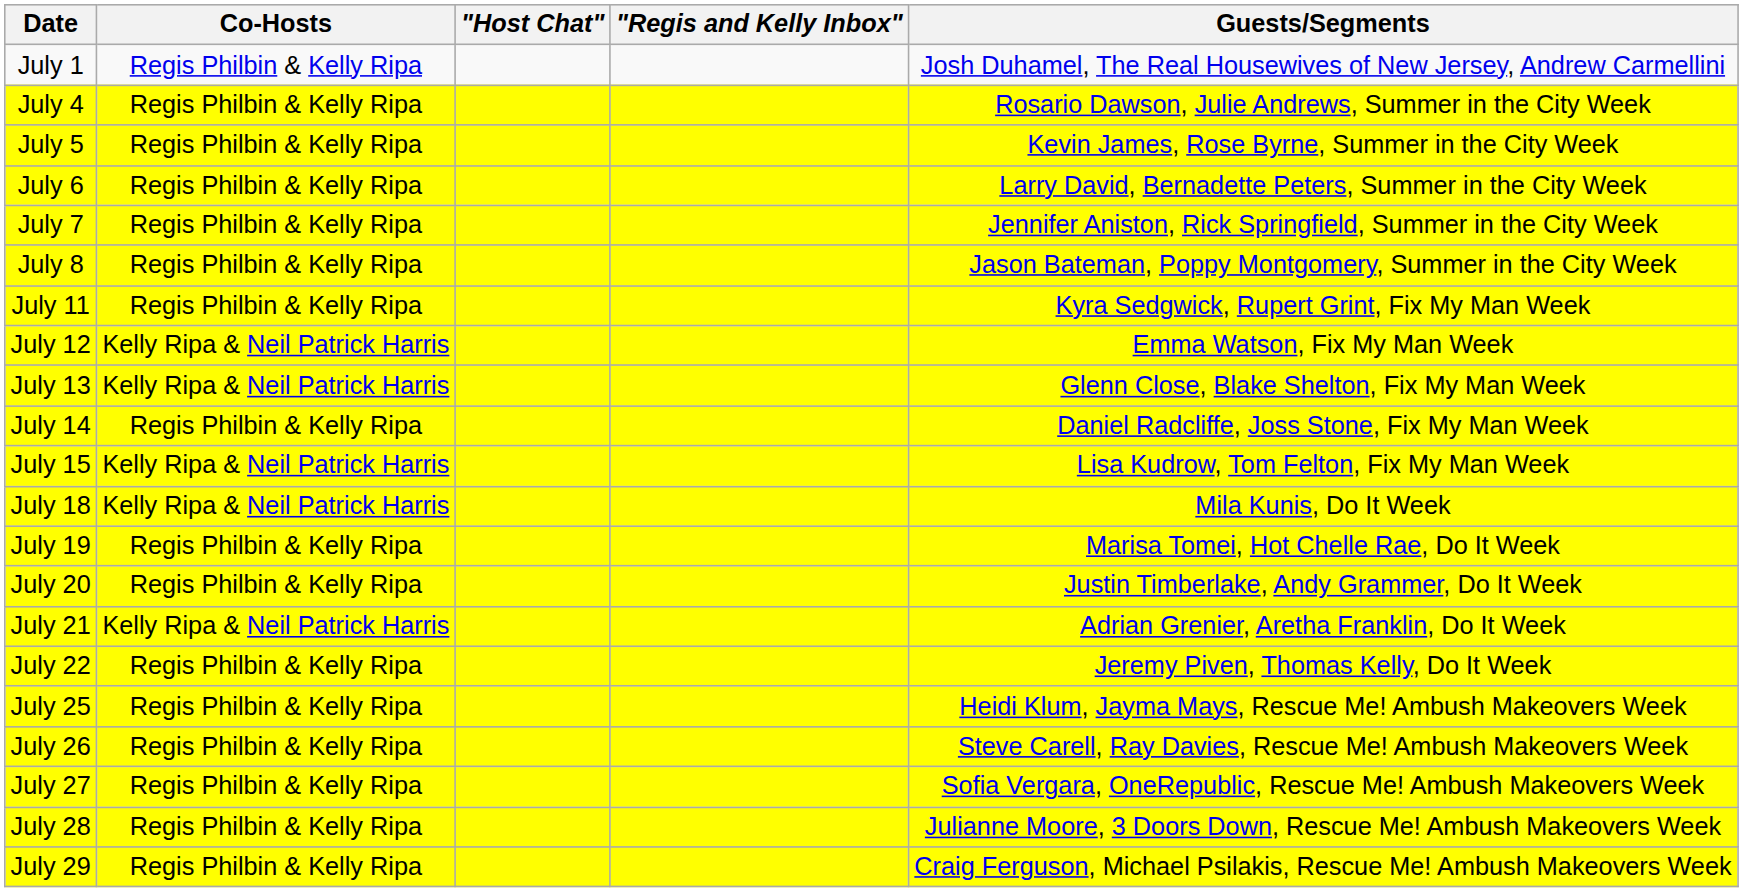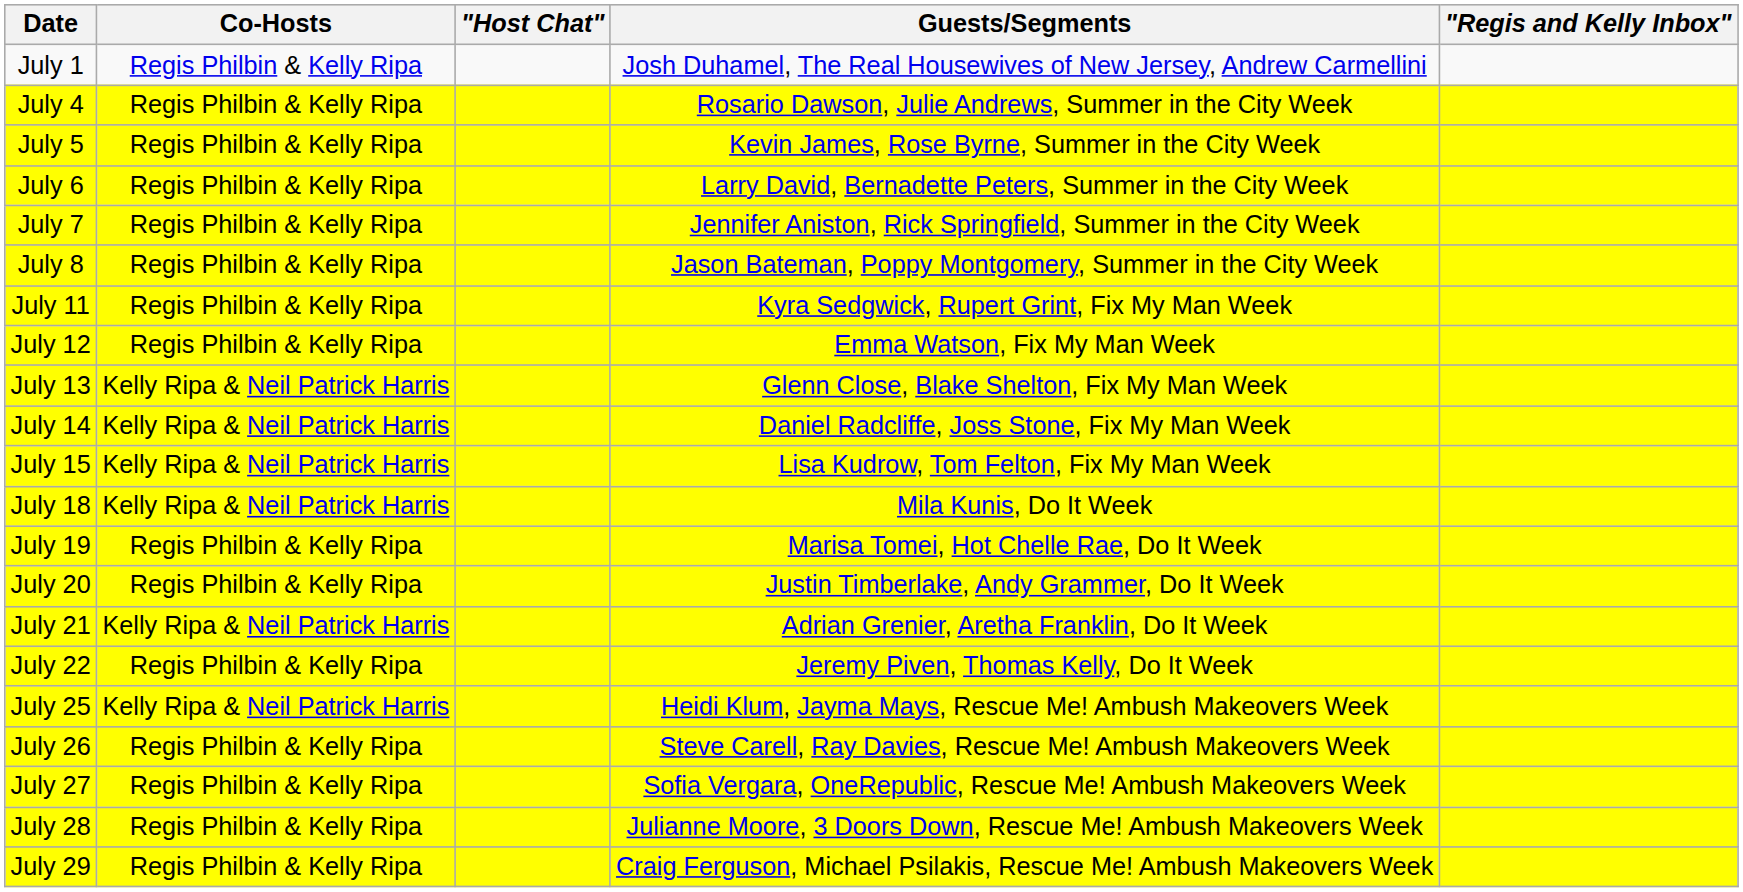columns swapped: (1323, 24) <-> (759, 24)
(276, 345) Kelly Ripa & Neil Patrick Harris -> (276, 345) Regis Philbin & Kelly Ripa
(276, 425) Regis Philbin & Kelly Ripa -> (276, 425) Kelly Ripa & Neil Patrick Harris
(276, 706) Regis Philbin & Kelly Ripa -> (276, 706) Kelly Ripa & Neil Patrick Harris
